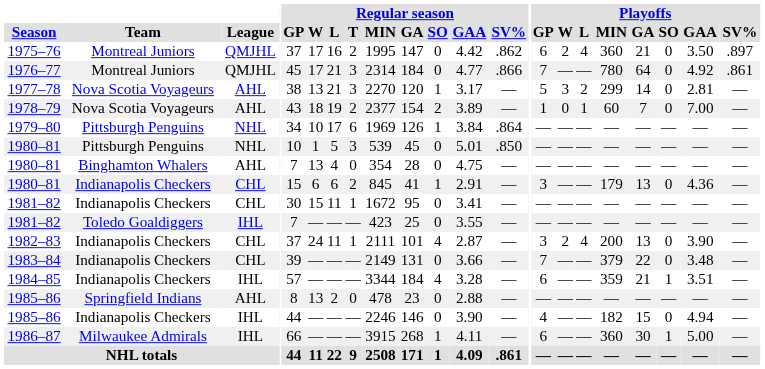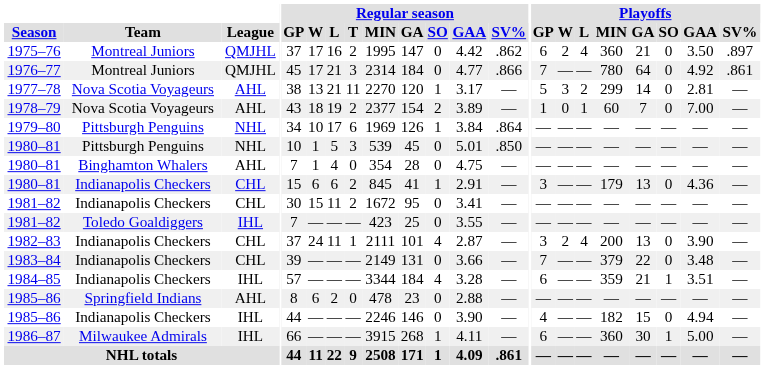(353, 89) 3 -> (353, 89) 11
(316, 165) 13 -> (316, 165) 1
(353, 203) 1 -> (353, 203) 2
(316, 298) 13 -> (316, 298) 6
